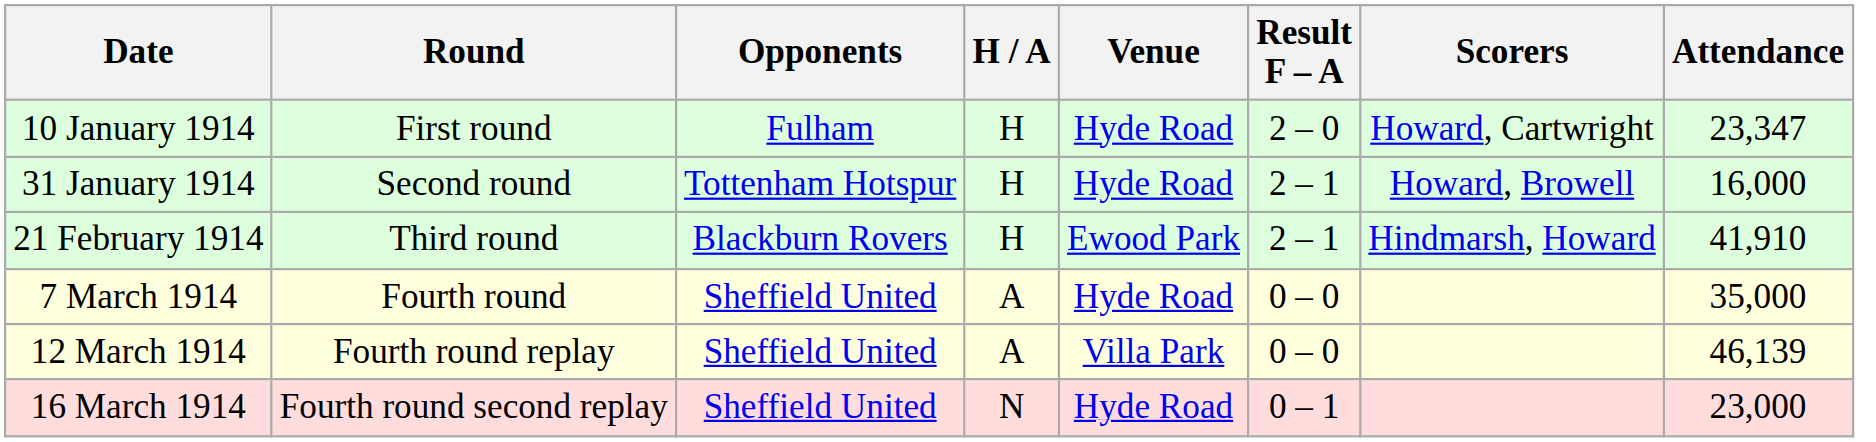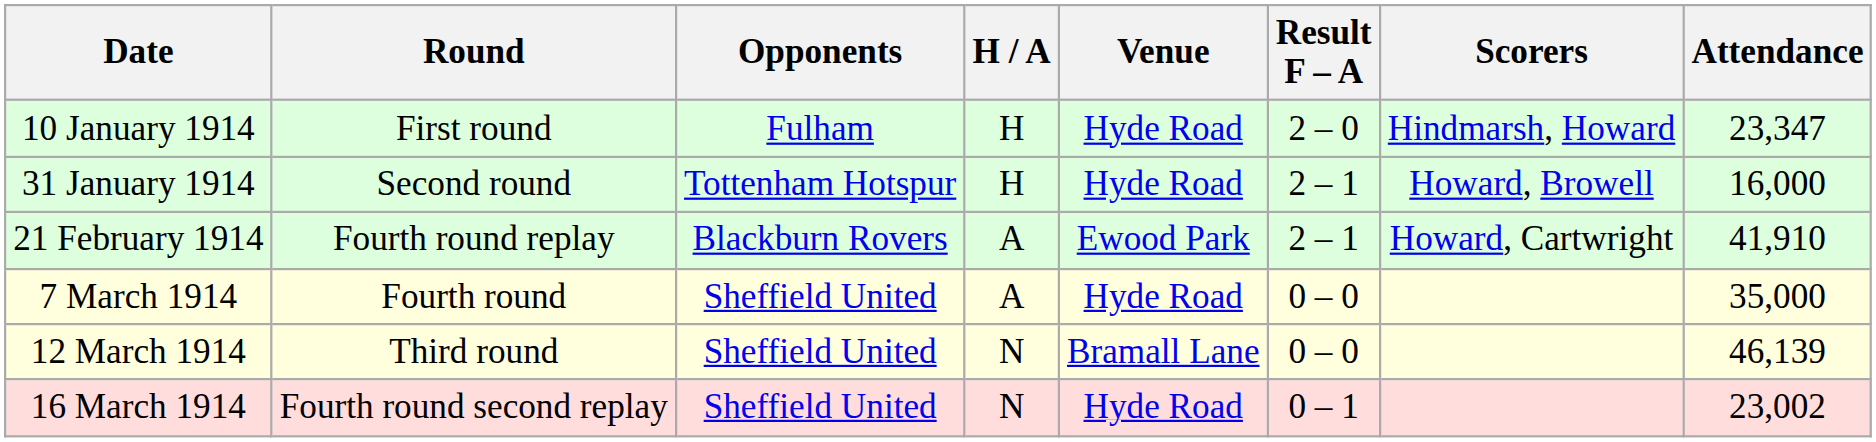(1512, 127) Howard, Cartwright -> (1532, 127) Hindmarsh, Howard
(474, 239) Third round -> (474, 239) Fourth round replay
(1012, 239) H -> (1012, 239) A
(1512, 239) Hindmarsh, Howard -> (1532, 239) Howard, Cartwright
(474, 351) Fourth round replay -> (474, 351) Third round
(1012, 351) A -> (1012, 351) N
(1153, 351) Villa Park -> (1163, 351) Bramall Lane
(1758, 406) 23,000 -> (1778, 406) 23,002
